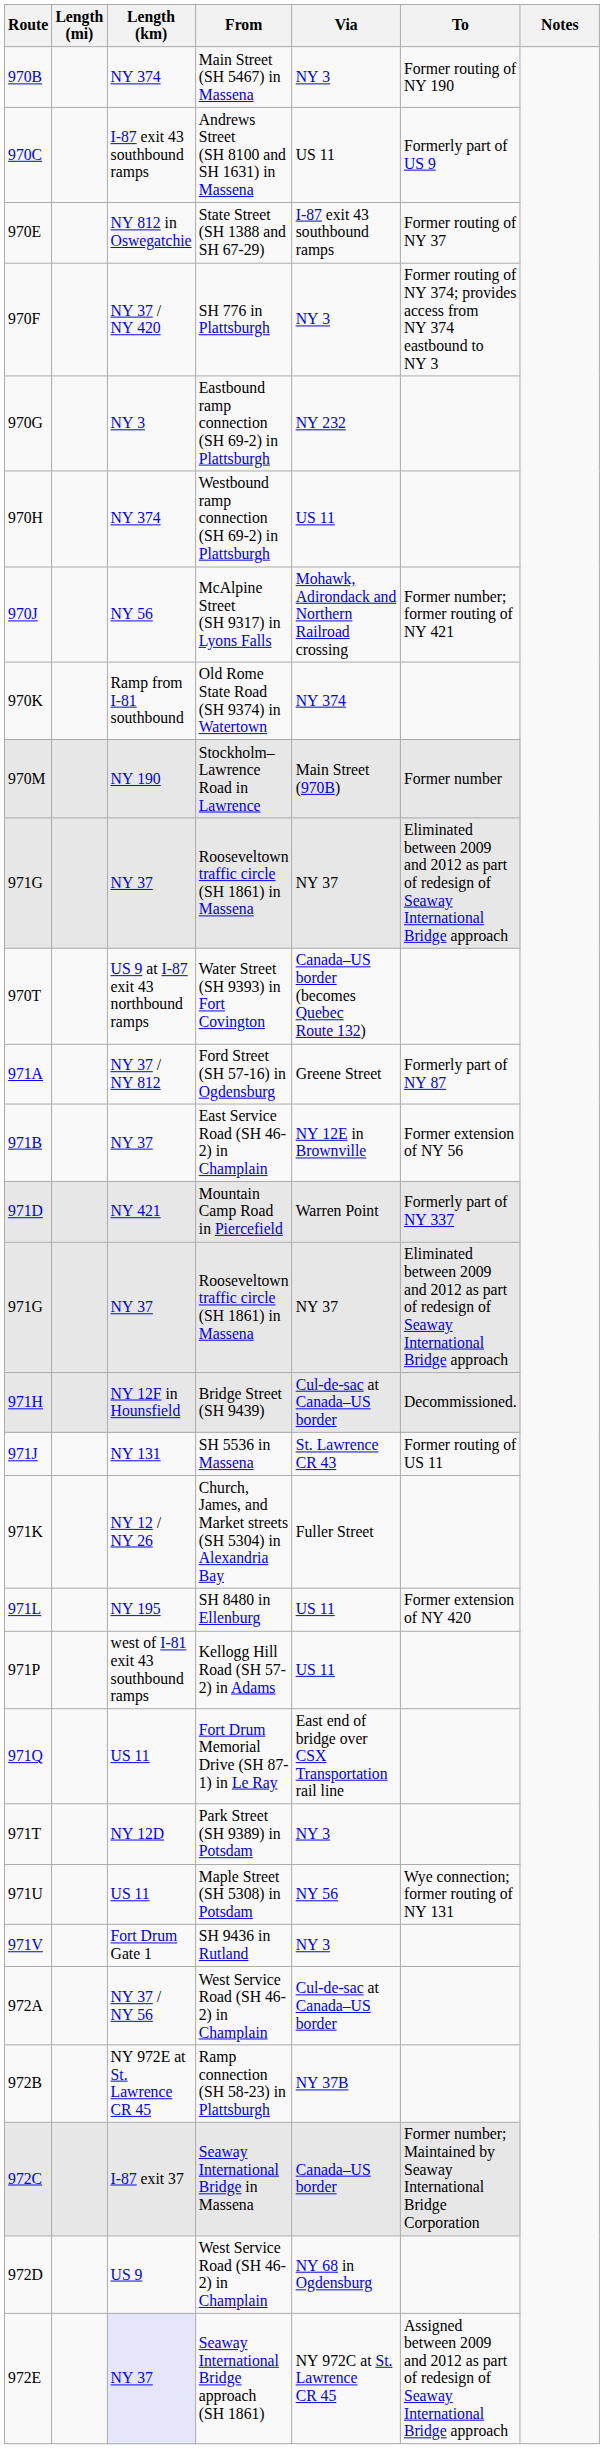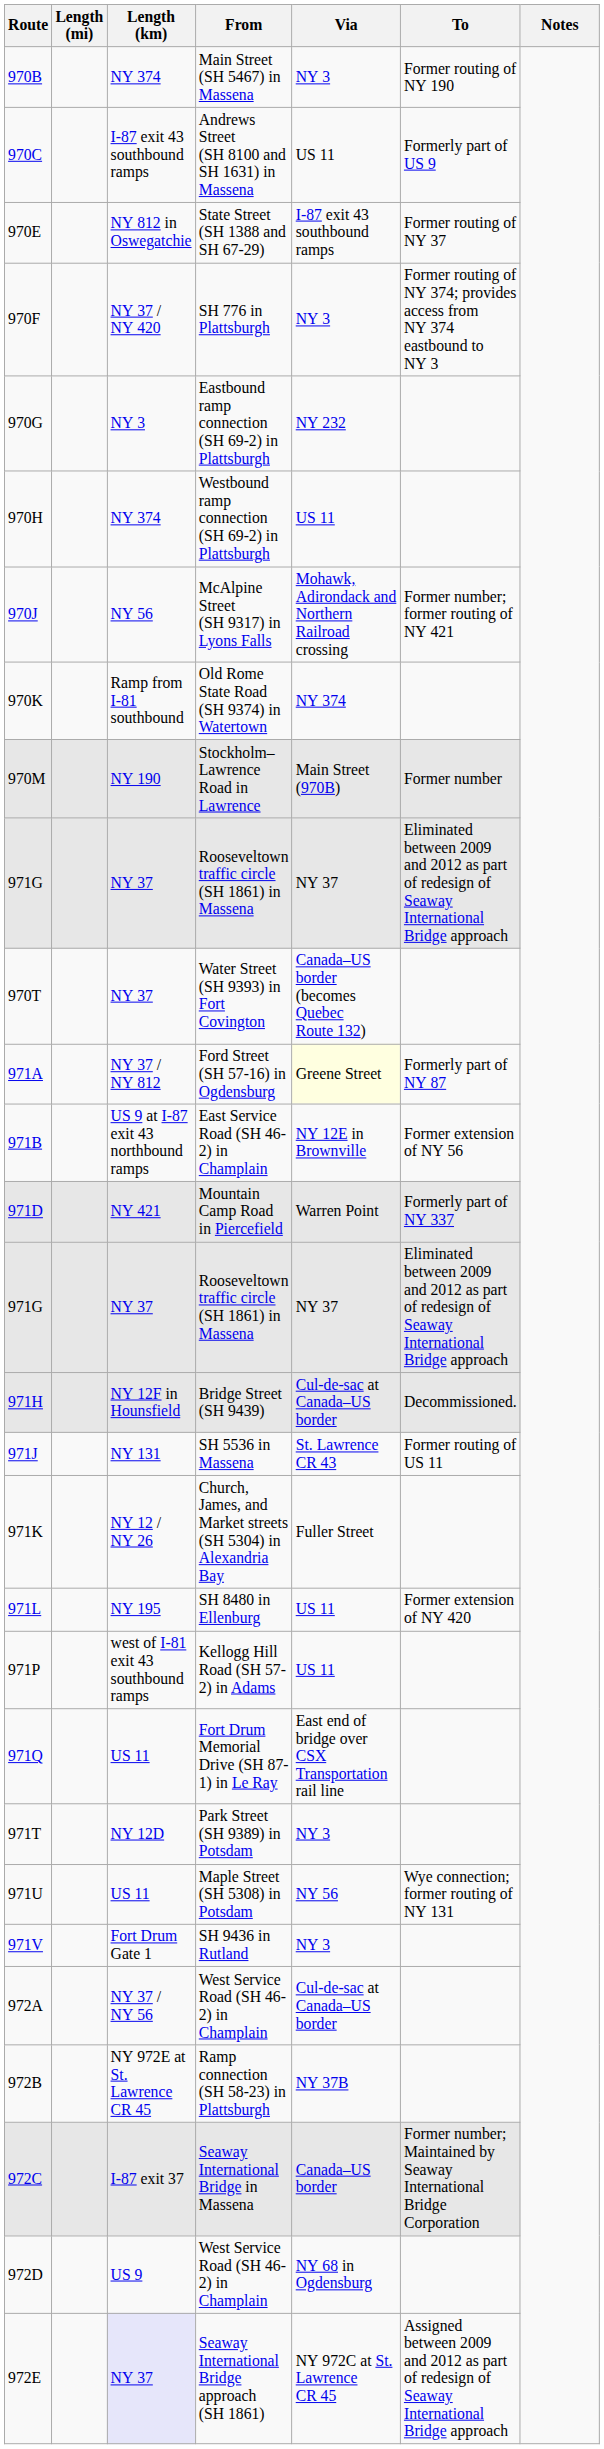(149, 996) US 9 at I-87 exit 43 northbound ramps -> (132, 996) NY 37
(339, 1073) no background -> (339, 1073) lightyellow background
(132, 1142) NY 37 -> (149, 1142) US 9 at I-87 exit 43 northbound ramps
